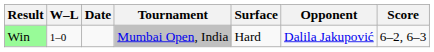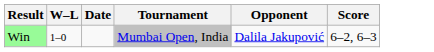- column: (256, 15)
